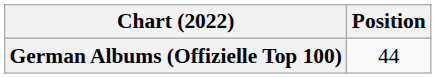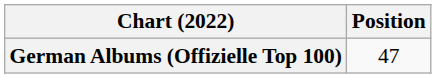(389, 55) 44 -> (389, 55) 47
